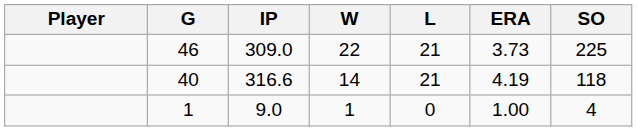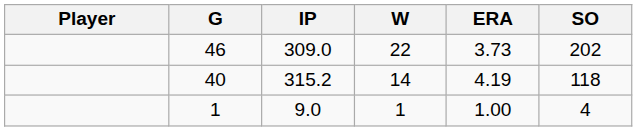- column: (430, 19)
(591, 49) 225 -> (585, 49) 202
(269, 79) 316.6 -> (308, 79) 315.2
